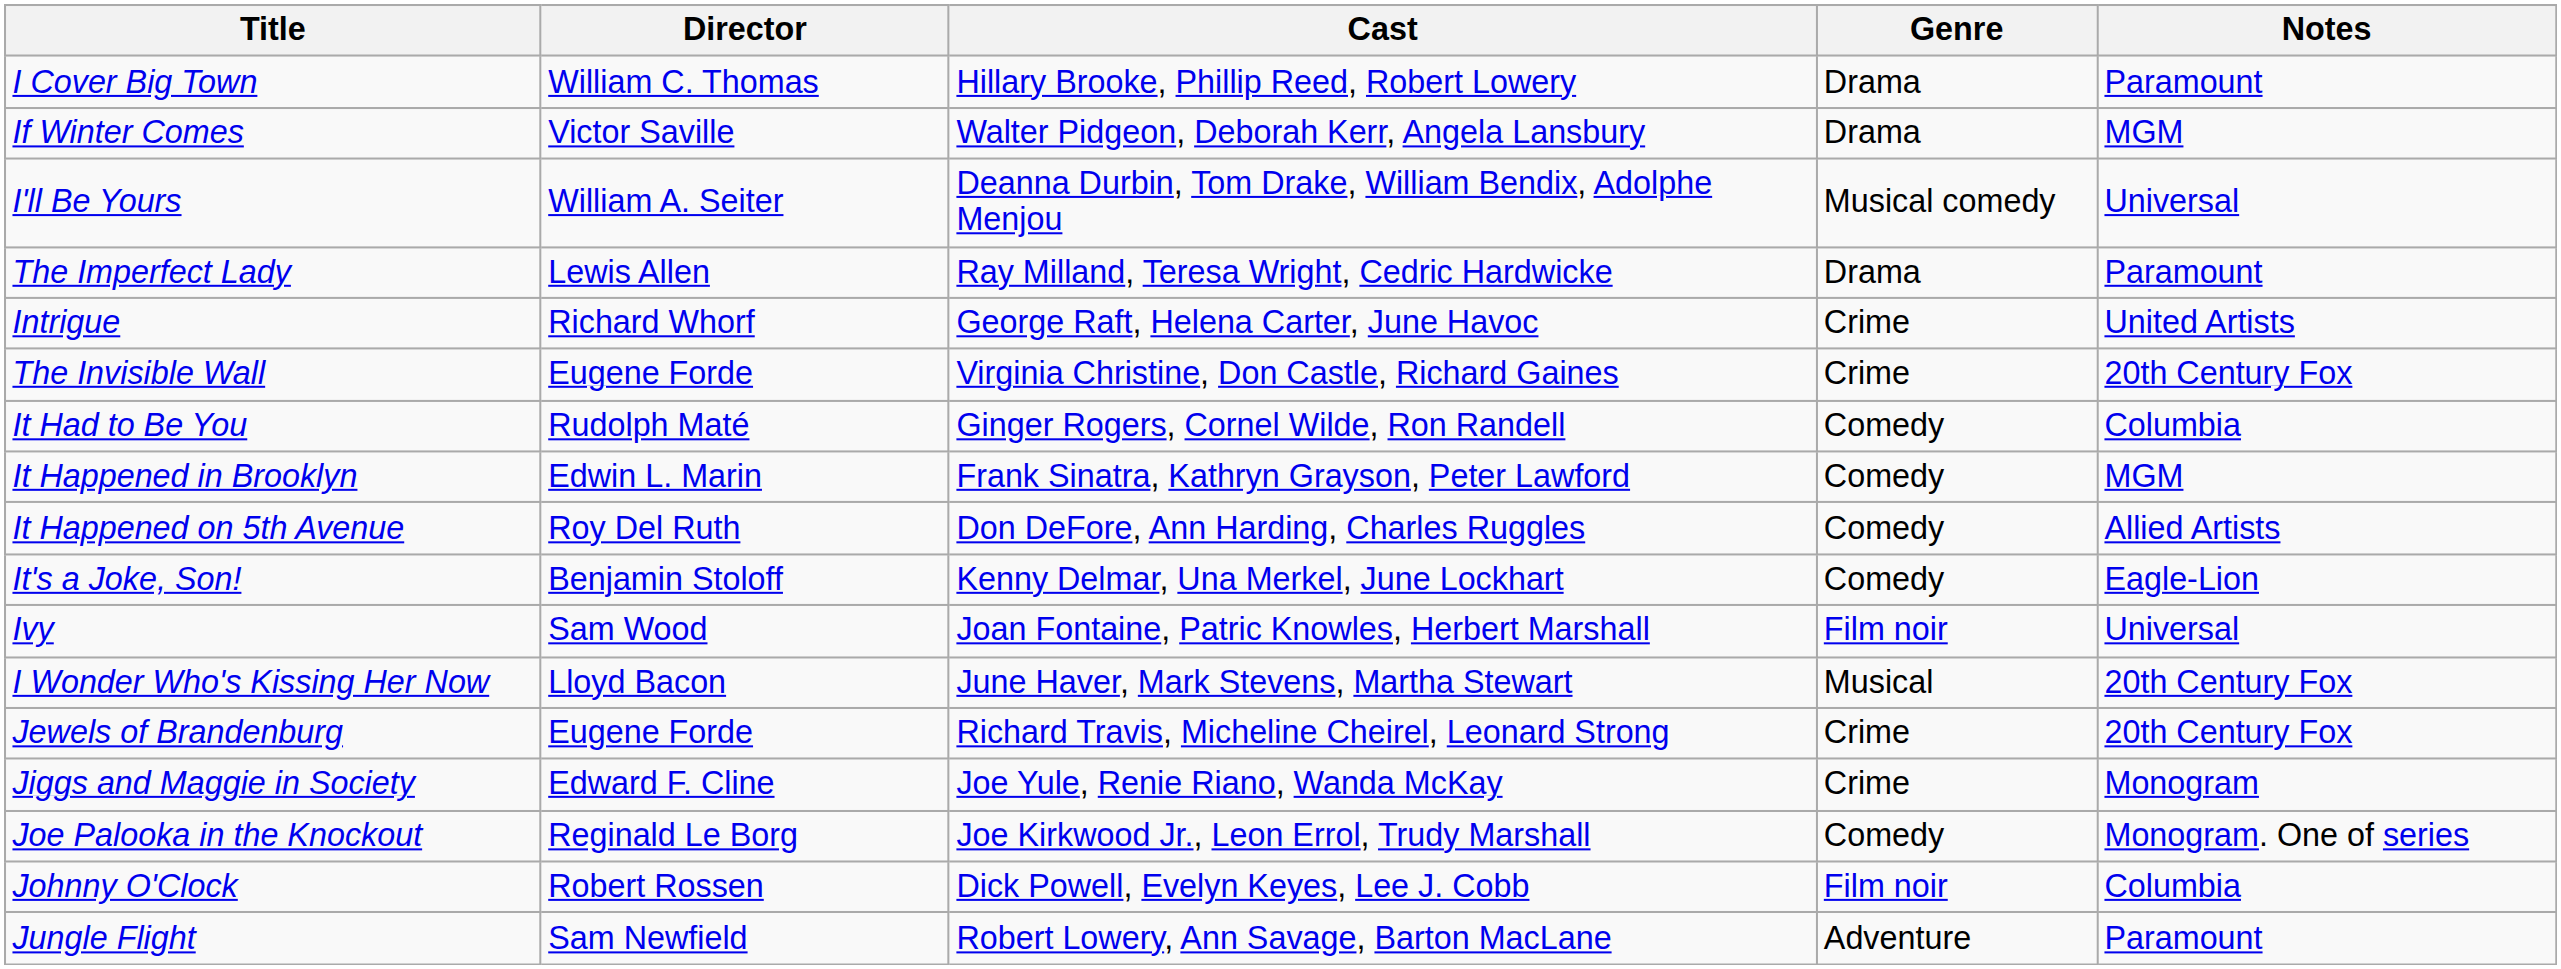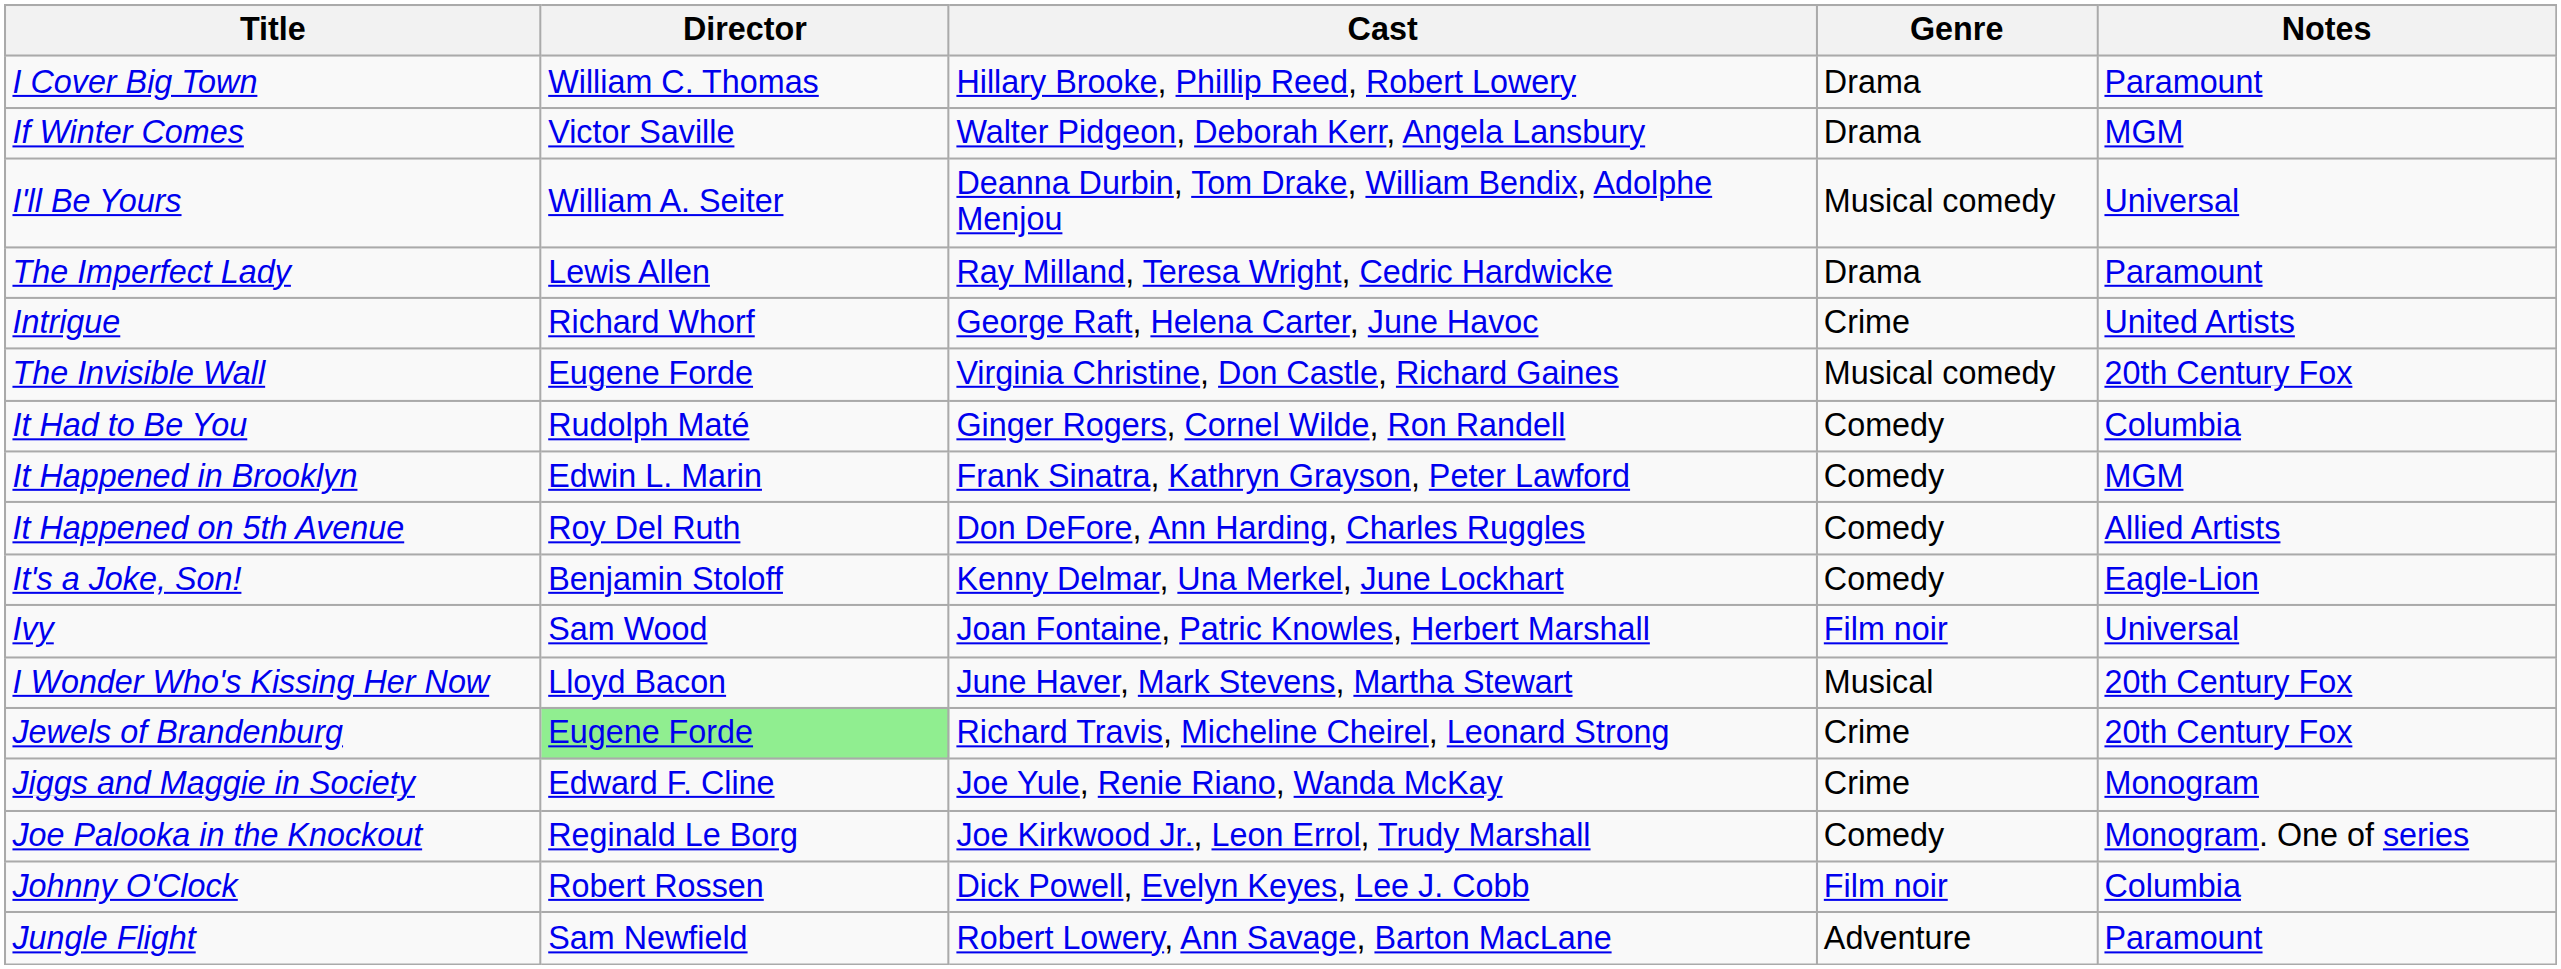(1867, 374) Crime -> (1940, 374) Musical comedy
(651, 732) no background -> (651, 732) lightgreen background
